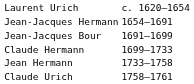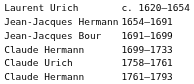- row: (147, 63)
+ row: (147, 77)
